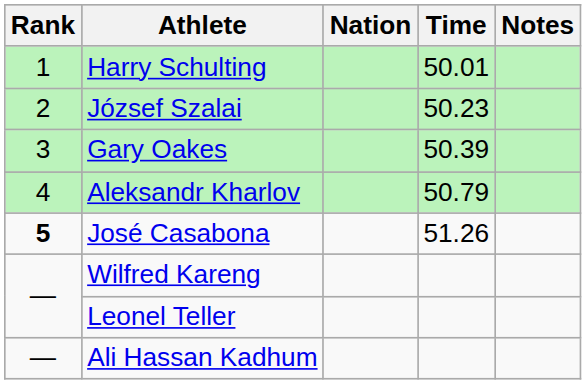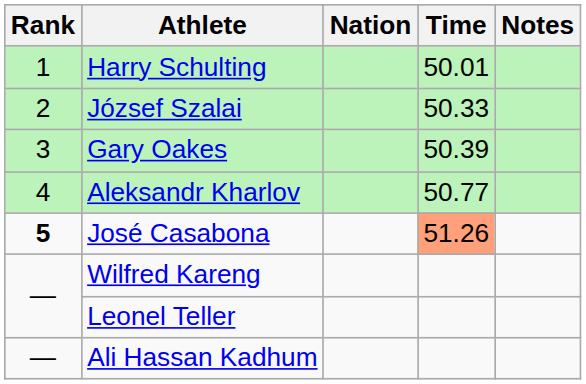(456, 108) 50.23 -> (456, 108) 50.33
(456, 191) 50.79 -> (456, 191) 50.77
(456, 233) no background -> (456, 233) lightsalmon background
